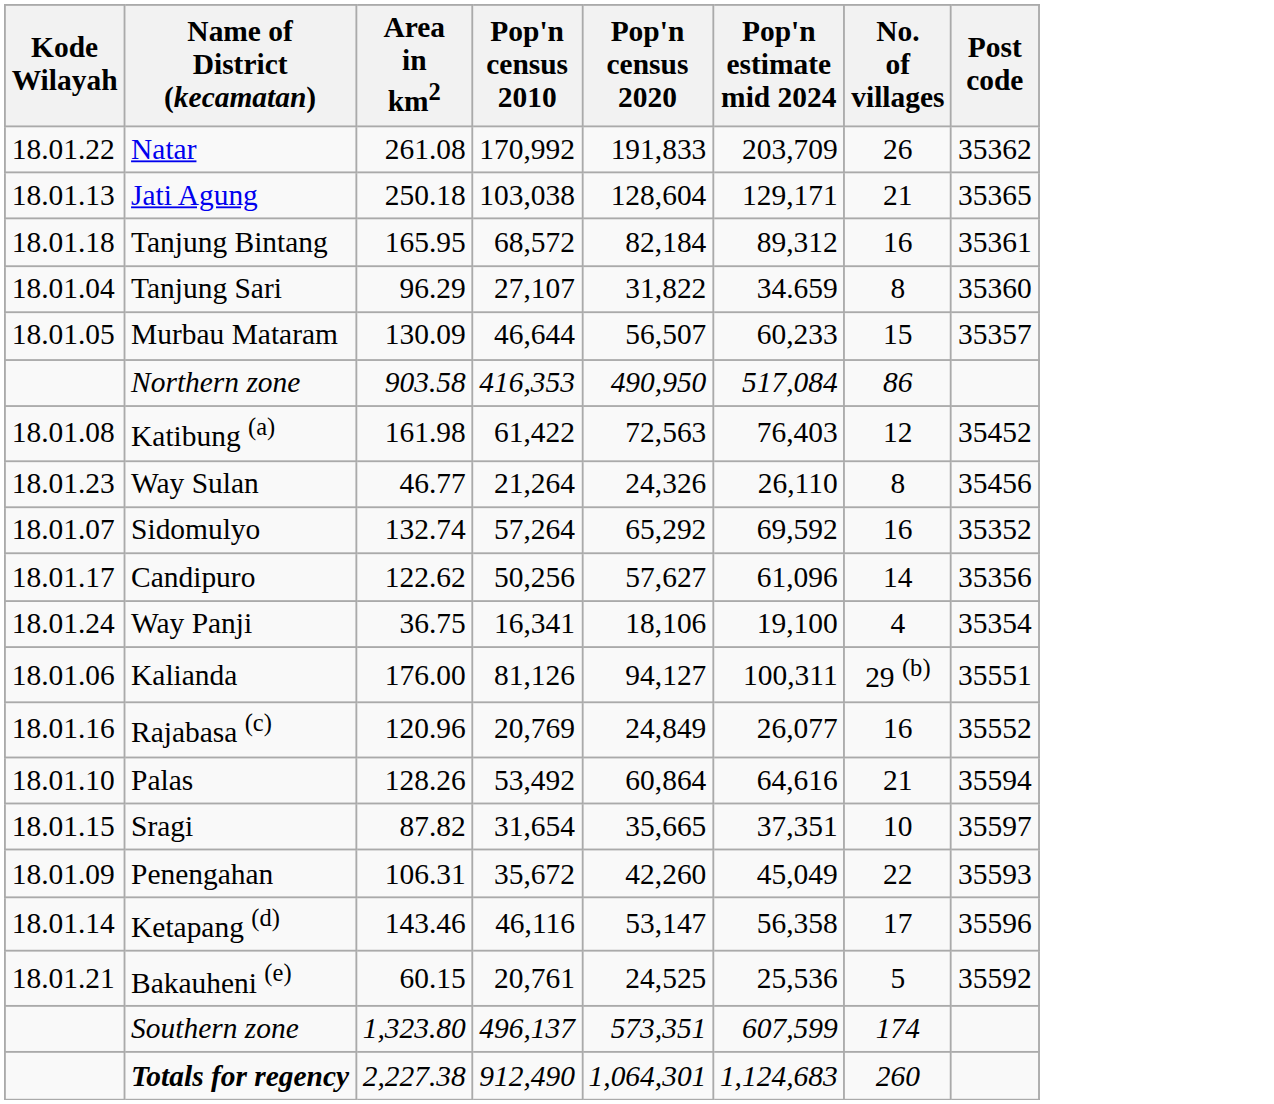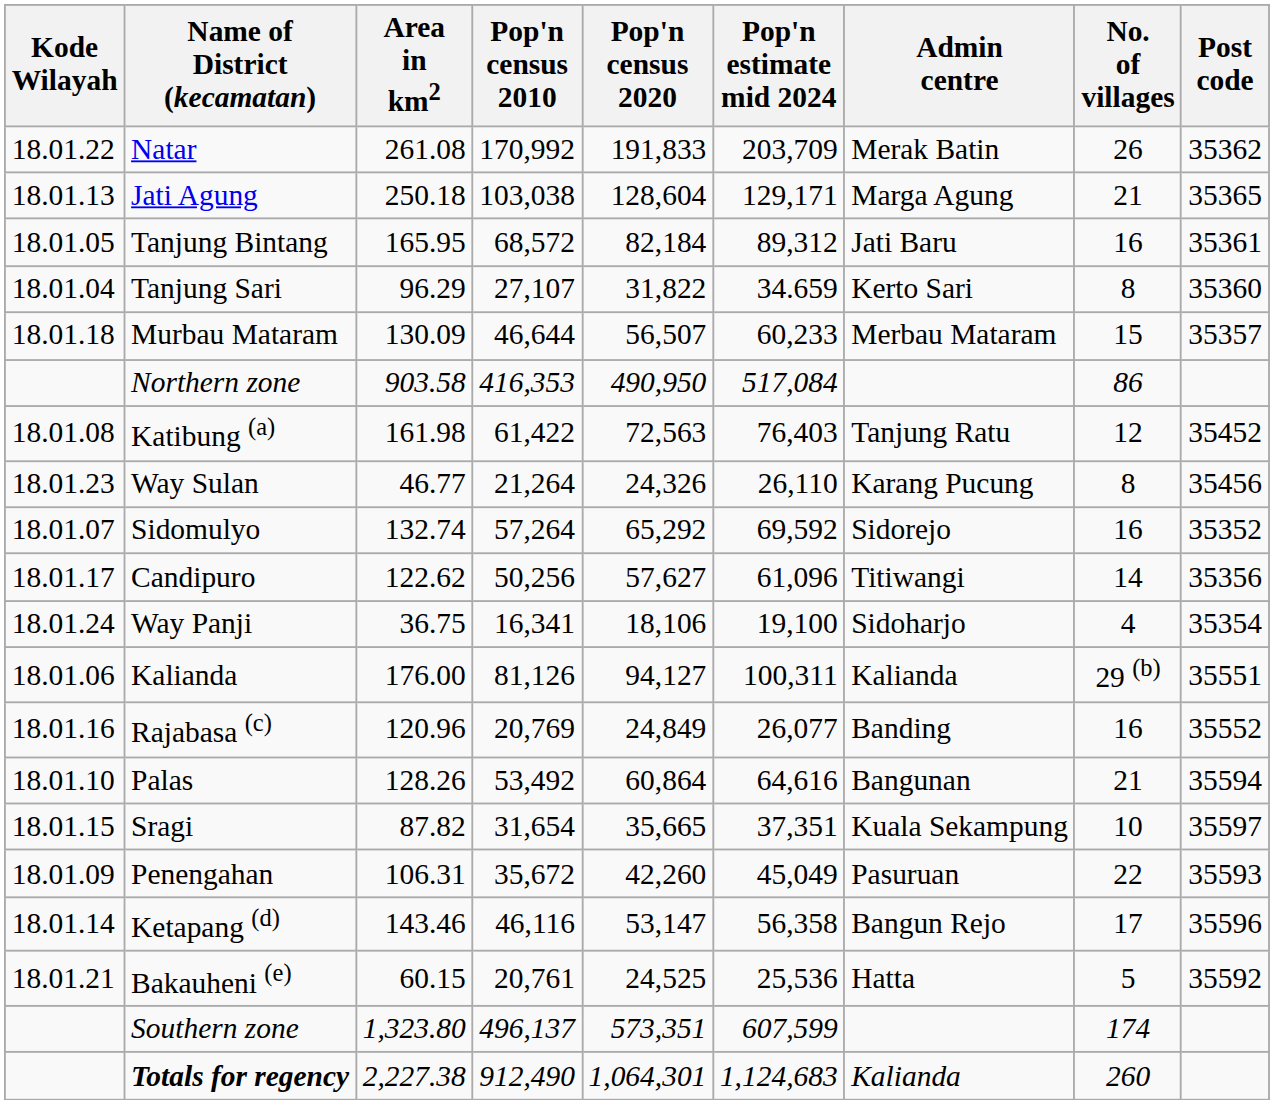+ column: (960, 64)
(63, 242) 18.01.18 -> (63, 242) 18.01.05
(63, 335) 18.01.05 -> (63, 335) 18.01.18
